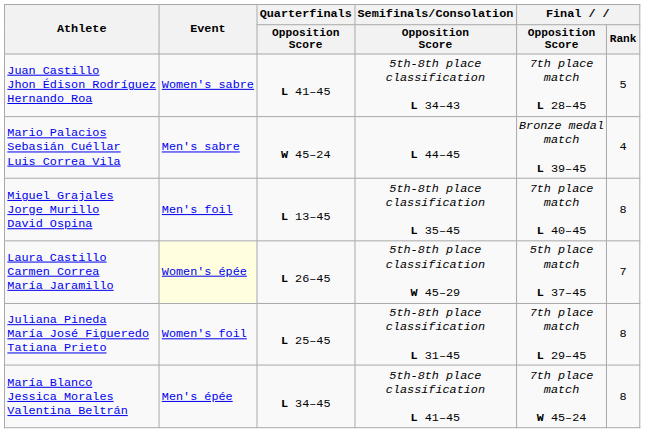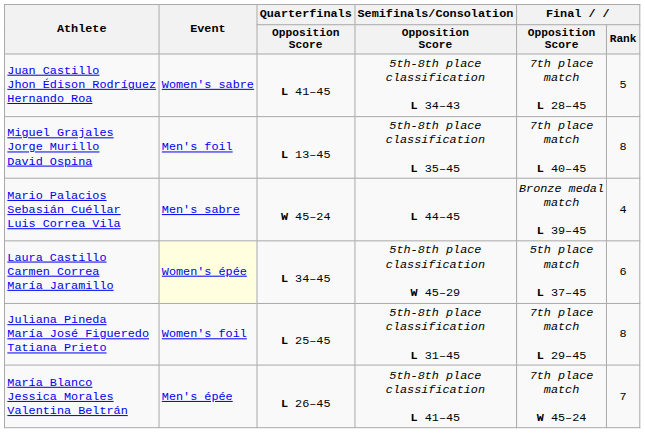rows swapped: (60, 209) <-> (64, 147)
(306, 279) L 26–45 -> (306, 279) L 34–45
(623, 272) 7 -> (623, 272) 6
(306, 403) L 34–45 -> (306, 403) L 26–45
(623, 396) 8 -> (623, 396) 7
